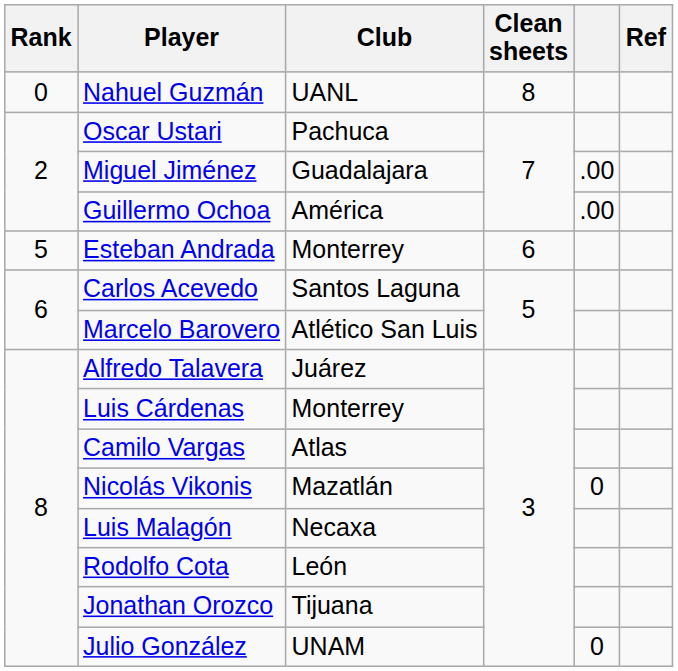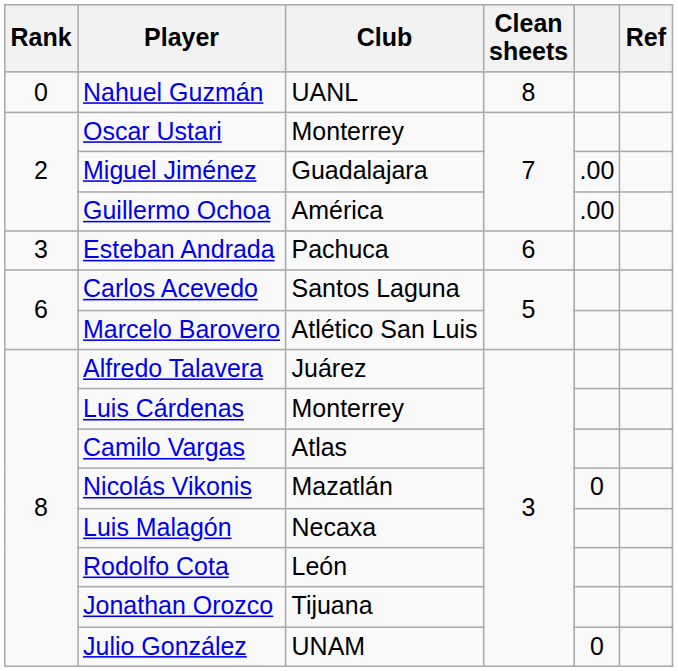(340, 131) Pachuca -> (348, 131) Monterrey
(41, 250) 5 -> (41, 250) 3
(348, 250) Monterrey -> (340, 250) Pachuca
